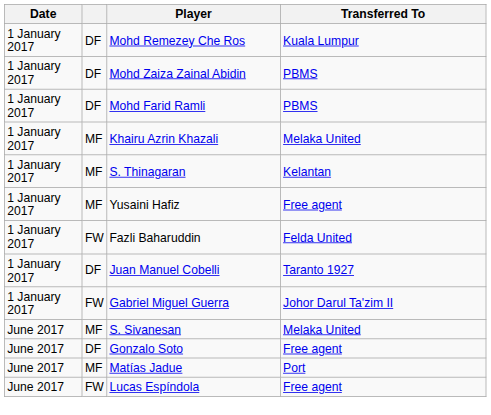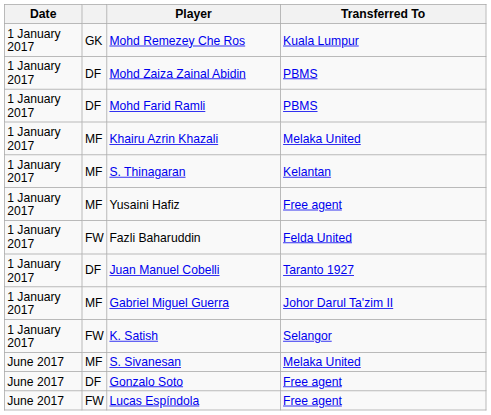(93, 40) DF -> (94, 40) GK
(94, 303) FW -> (94, 303) MF
+ row: (134, 336)
- row: (146, 368)
